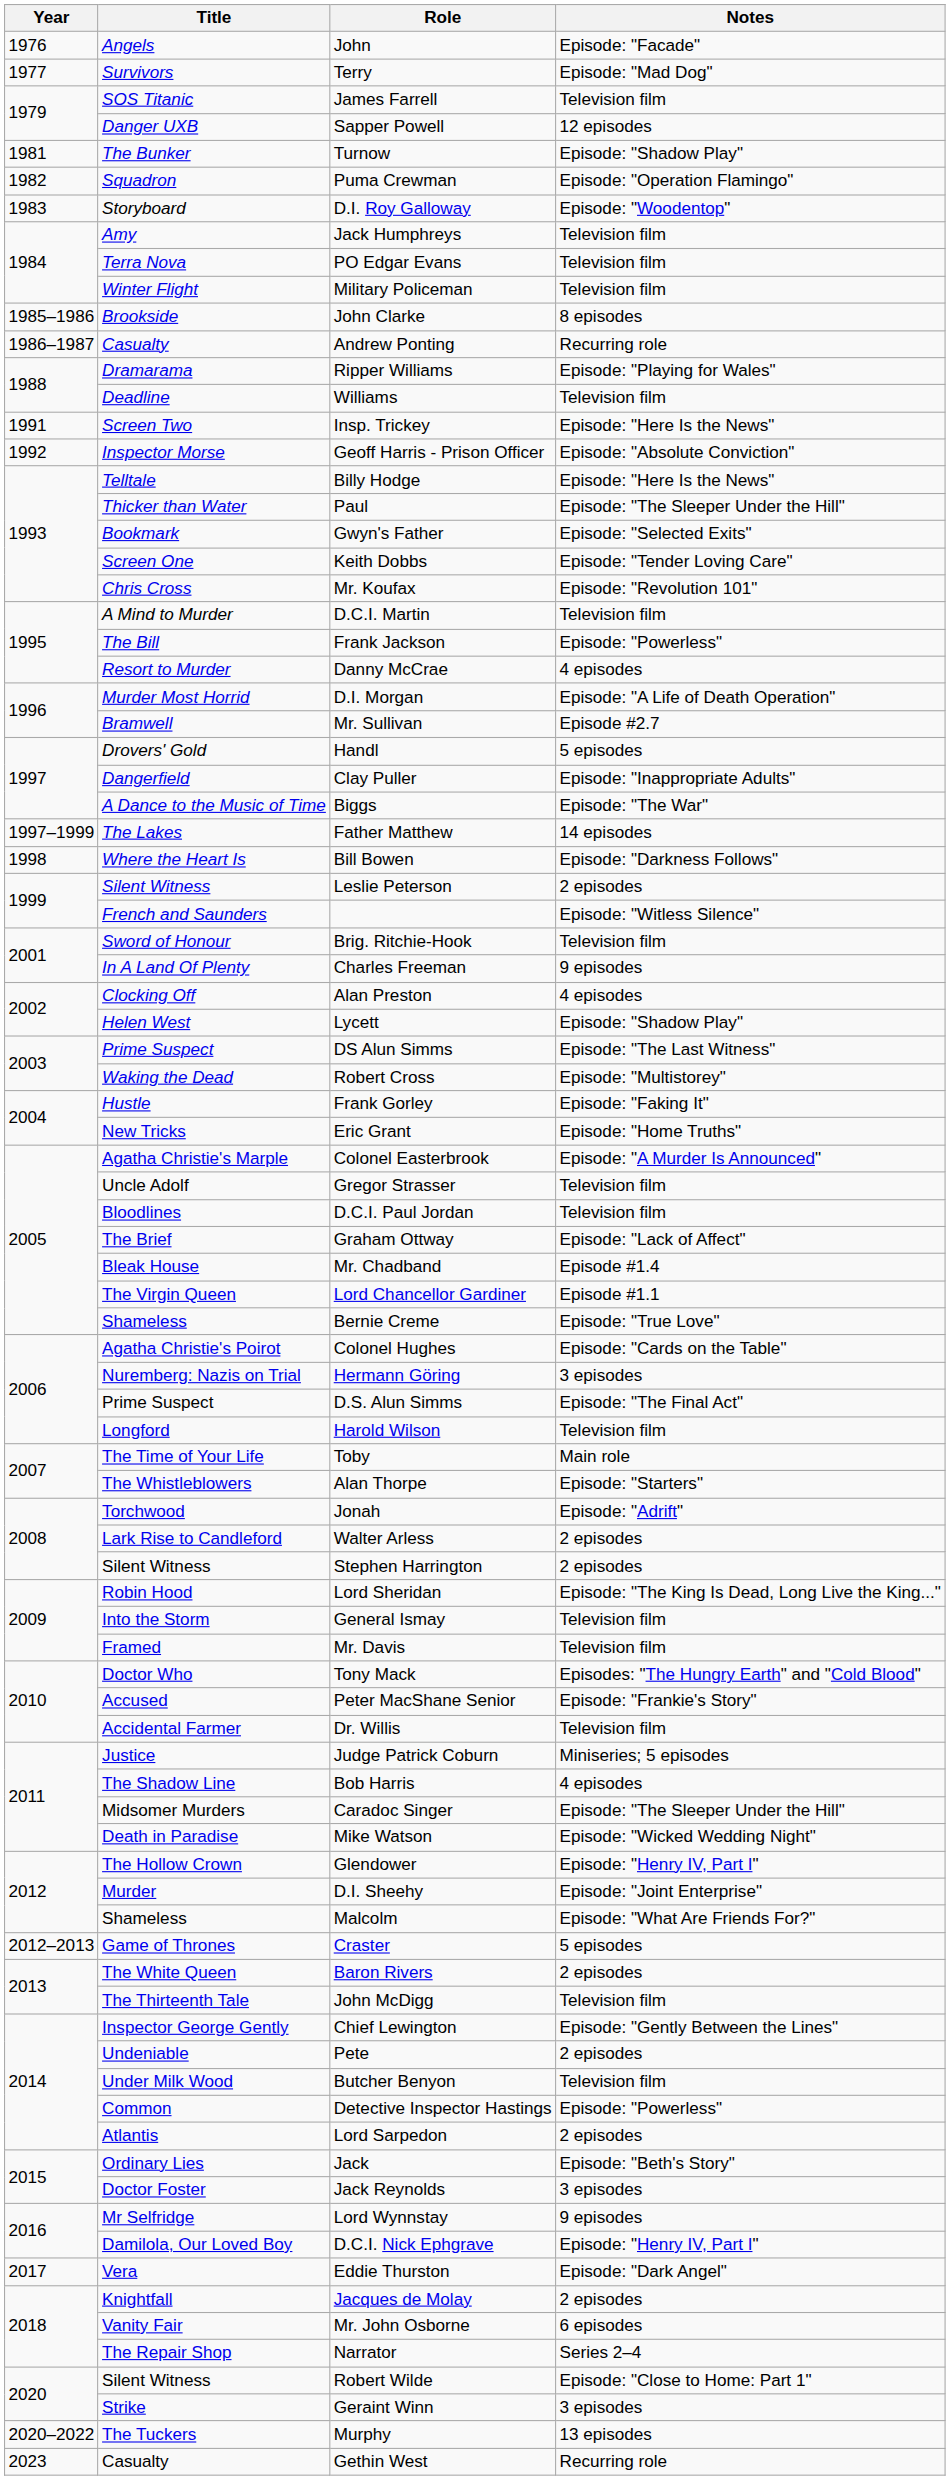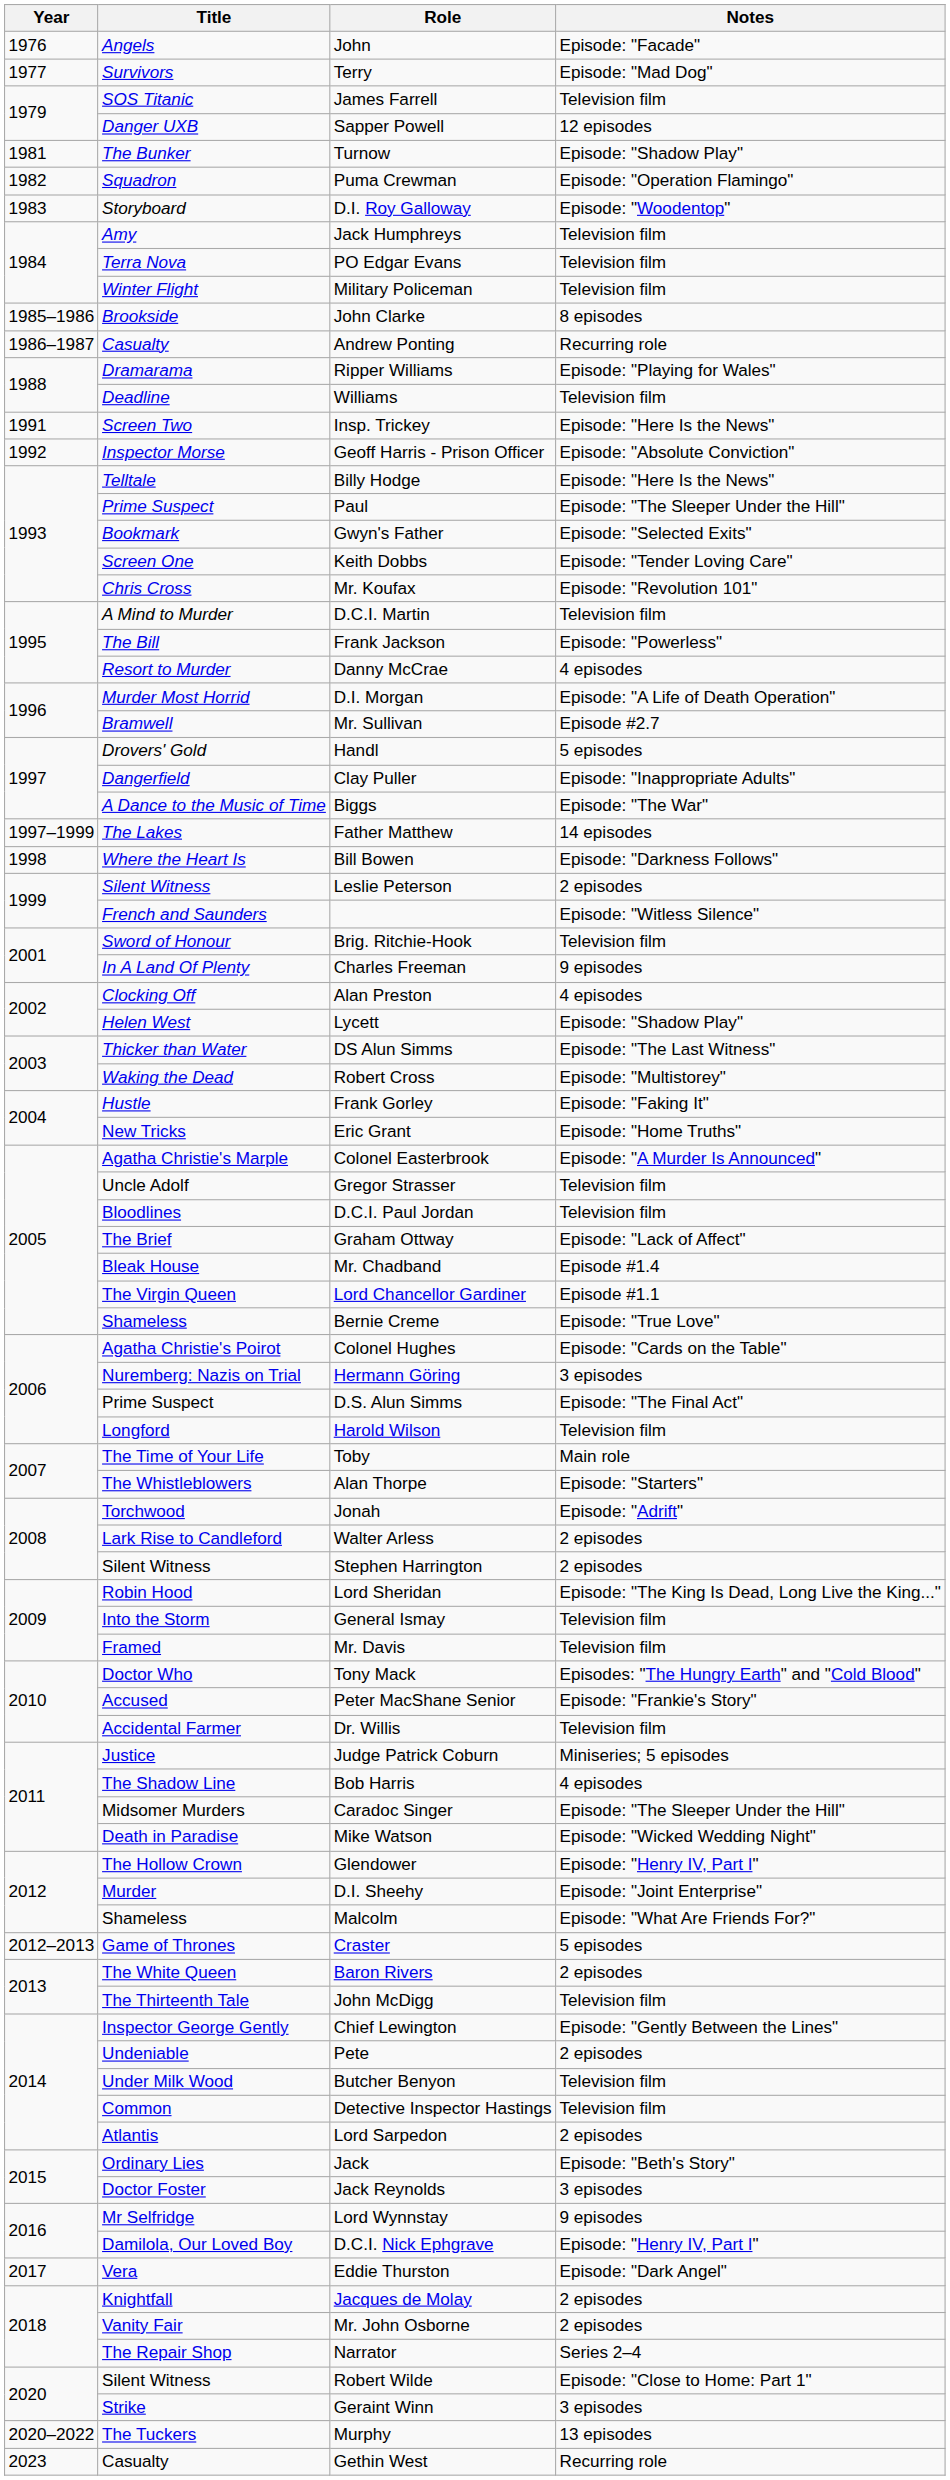(174, 506) Thicker than Water -> (158, 506) Prime Suspect
(158, 1049) Prime Suspect -> (174, 1049) Thicker than Water
(641, 2108) Episode: "Powerless" -> (613, 2108) Television film
(601, 2325) 6 episodes -> (601, 2325) 2 episodes
